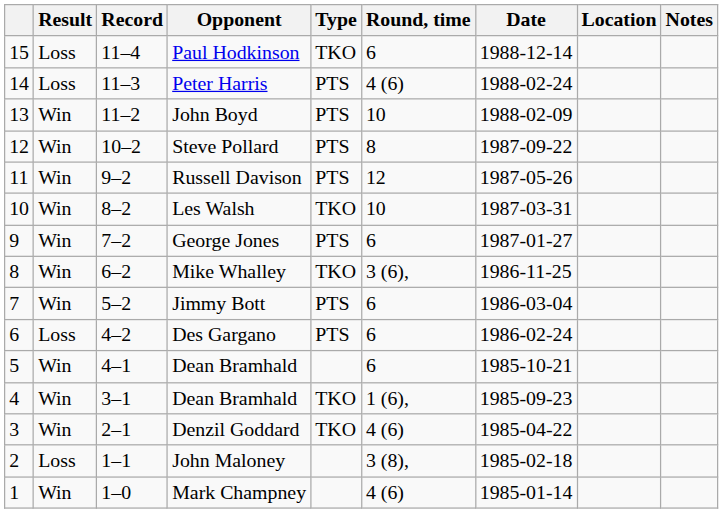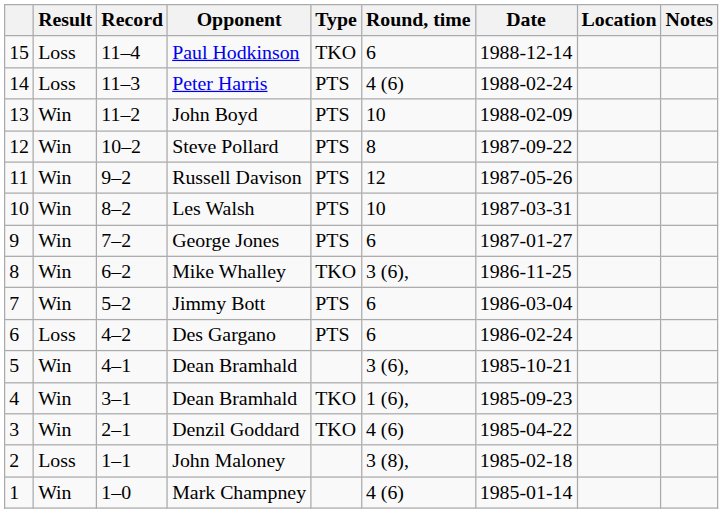(336, 209) TKO -> (332, 209) PTS
(371, 366) 6 -> (387, 366) 3 (6),
